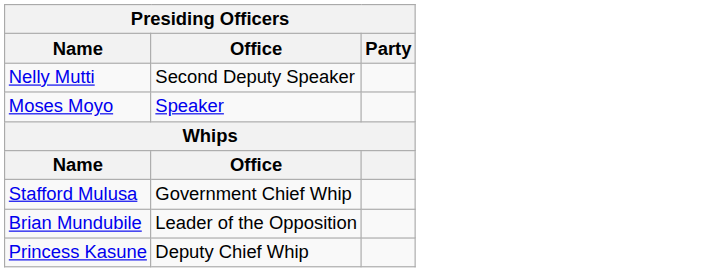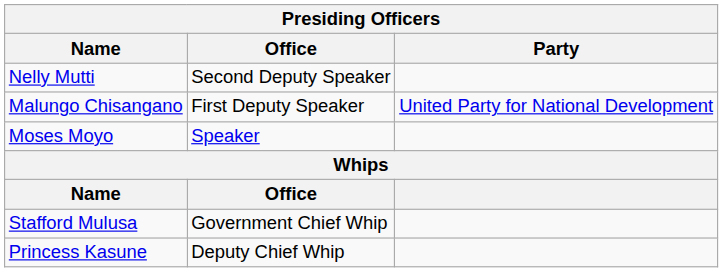+ row: (96, 106)
- row: (75, 223)
